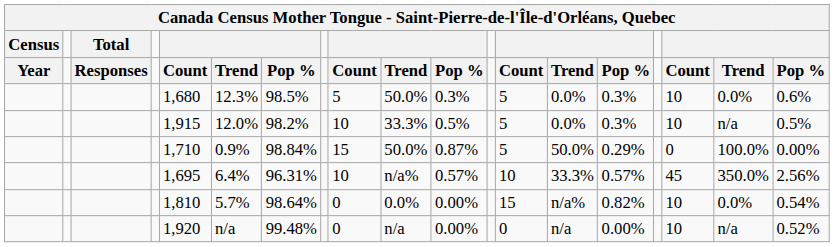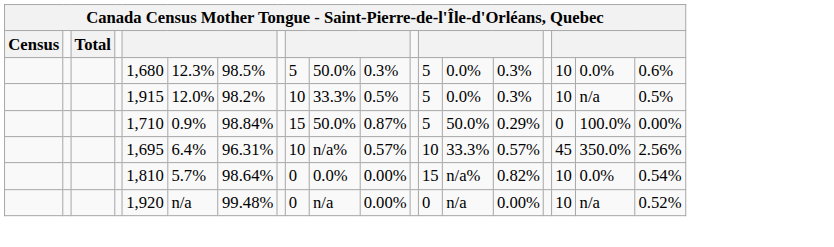- row: (34, 70)
